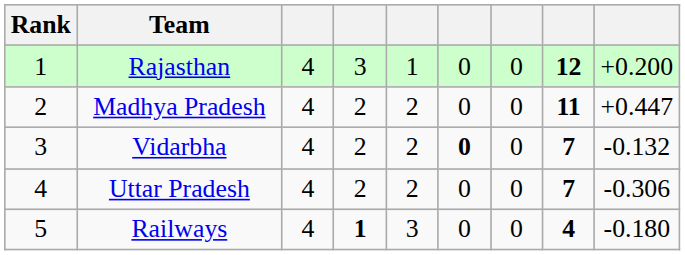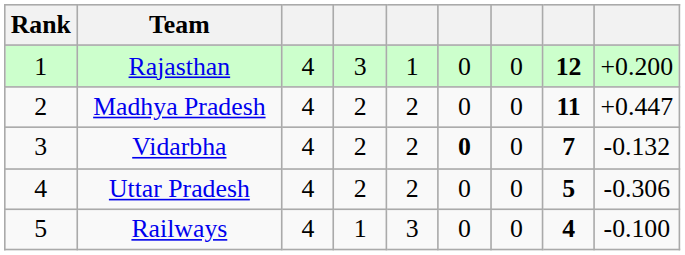(569, 188) 7 -> (569, 188) 5
(360, 229) bold -> (360, 229) normal
(637, 229) -0.180 -> (637, 229) -0.100
